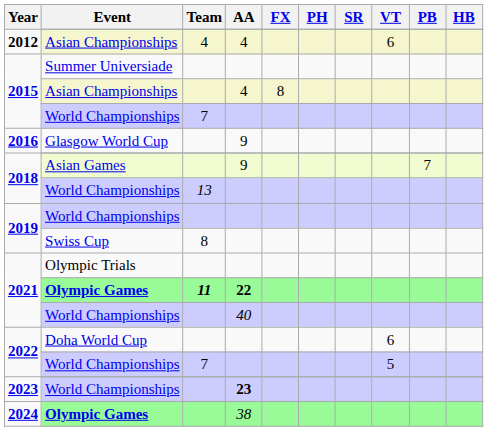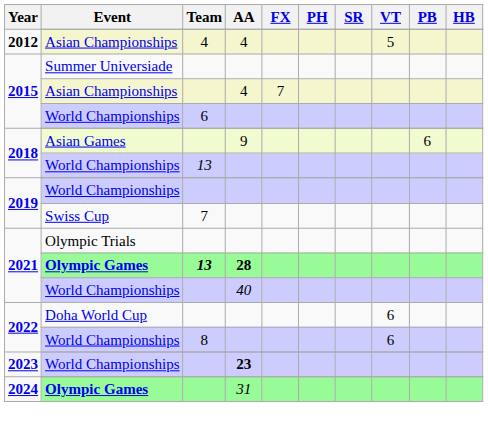(391, 41) 6 -> (391, 41) 5
(280, 91) 8 -> (280, 91) 7
(204, 116) 7 -> (204, 116) 6
- row: (23, 141)
(427, 165) 7 -> (427, 141) 6
(204, 240) 8 -> (204, 215) 7
(204, 290) 11 -> (204, 265) 13
(244, 290) 22 -> (244, 265) 28
(204, 364) 7 -> (204, 339) 8
(391, 364) 5 -> (391, 339) 6
(244, 414) 38 -> (244, 389) 31
